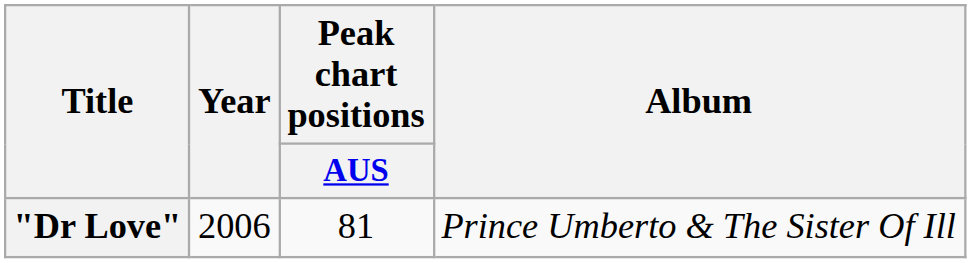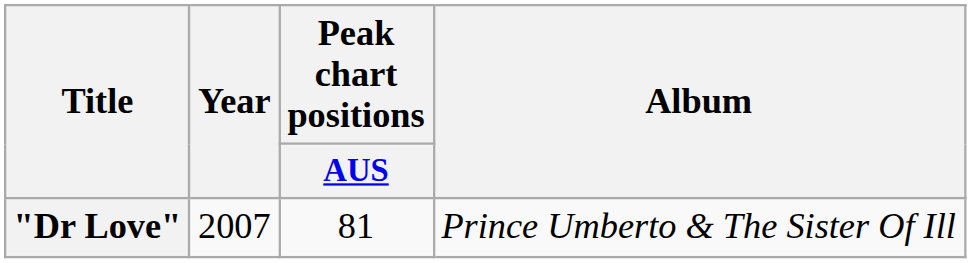(234, 226) 2006 -> (234, 226) 2007
